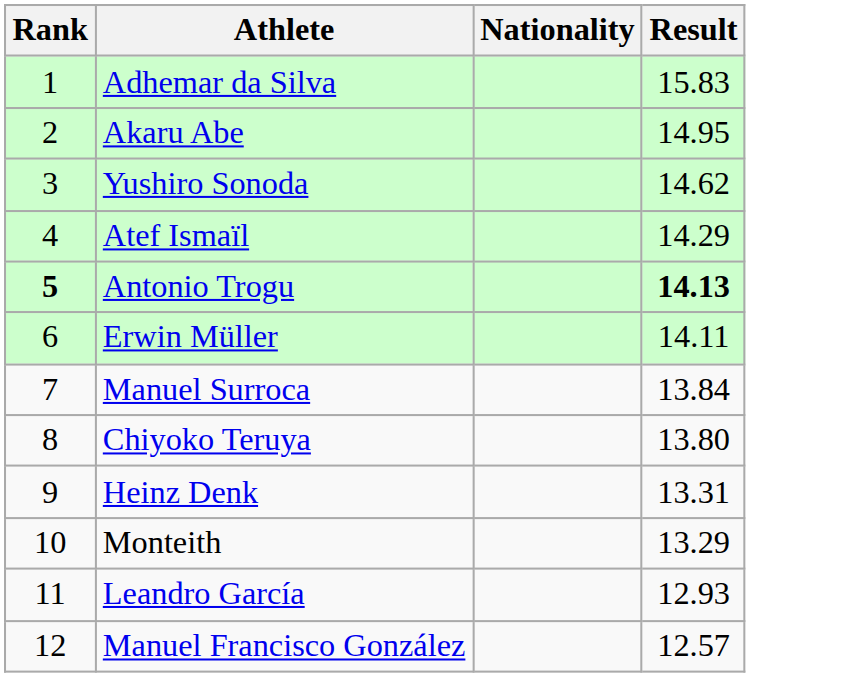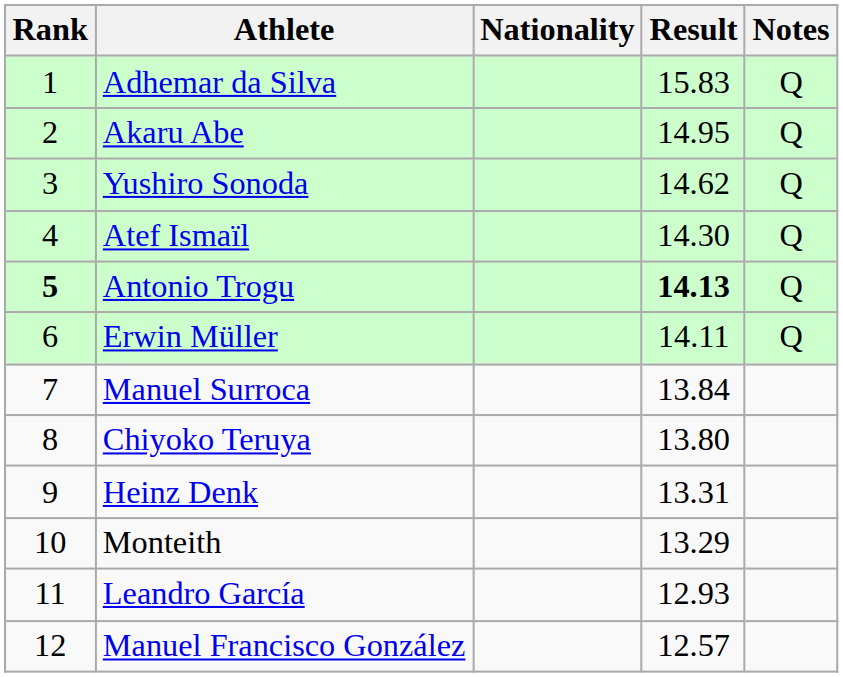+ column: (791, 30)
(694, 235) 14.29 -> (694, 235) 14.30
